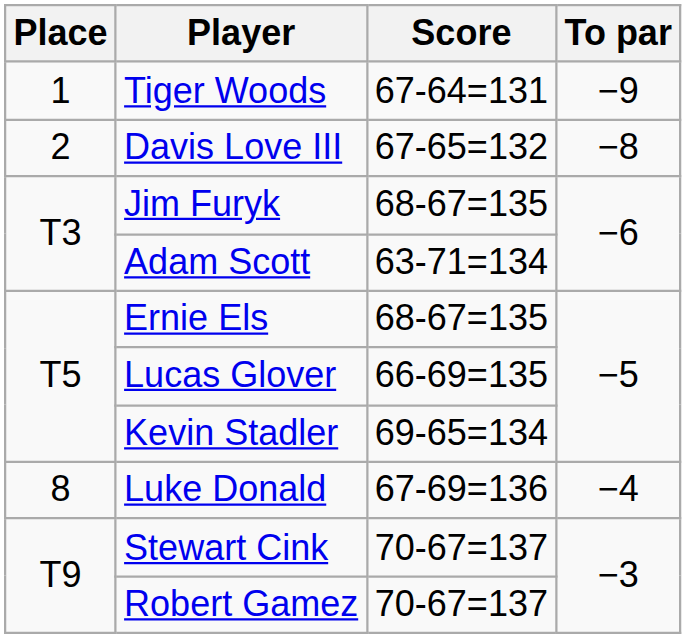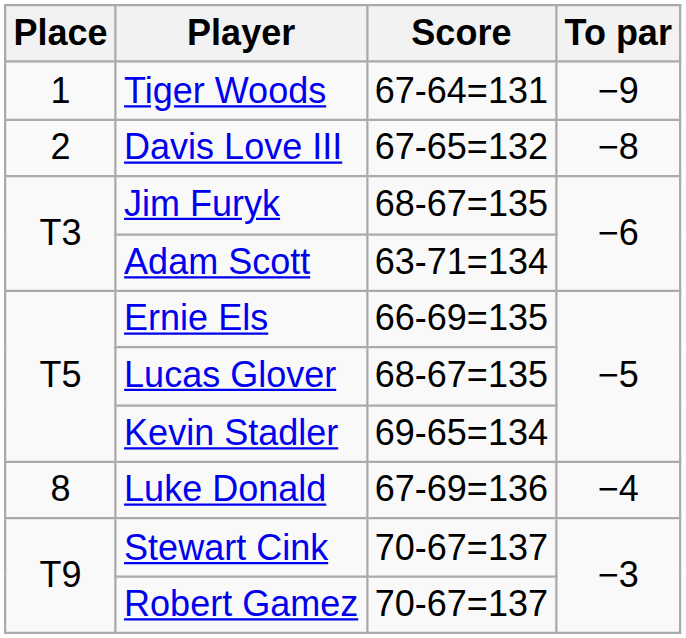(461, 318) 68-67=135 -> (461, 318) 66-69=135
(461, 375) 66-69=135 -> (461, 375) 68-67=135
